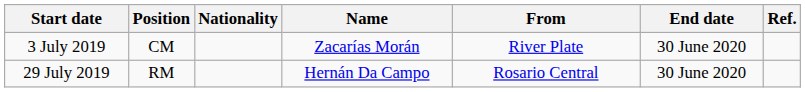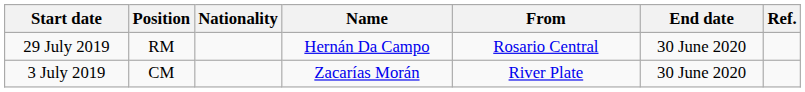rows swapped: (66, 46) <-> (66, 73)
